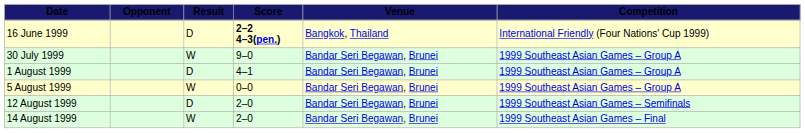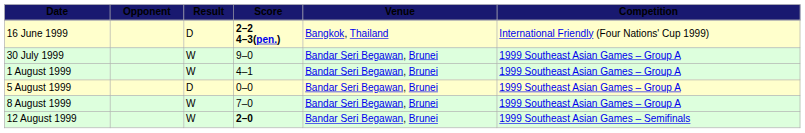(190, 71) D -> (191, 71) W
(191, 87) W -> (190, 87) D
+ row: (39, 103)
(190, 103) D -> (191, 119) W
(244, 103) normal -> (244, 119) bold
- row: (42, 119)
